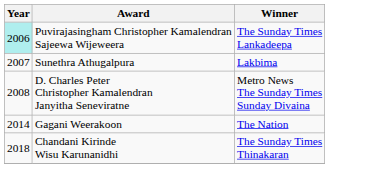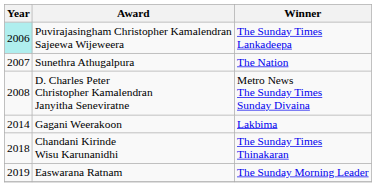(257, 62) Lakbima -> (263, 62) The Nation
(263, 123) The Nation -> (257, 123) Lakbima
+ row: (79, 172)
